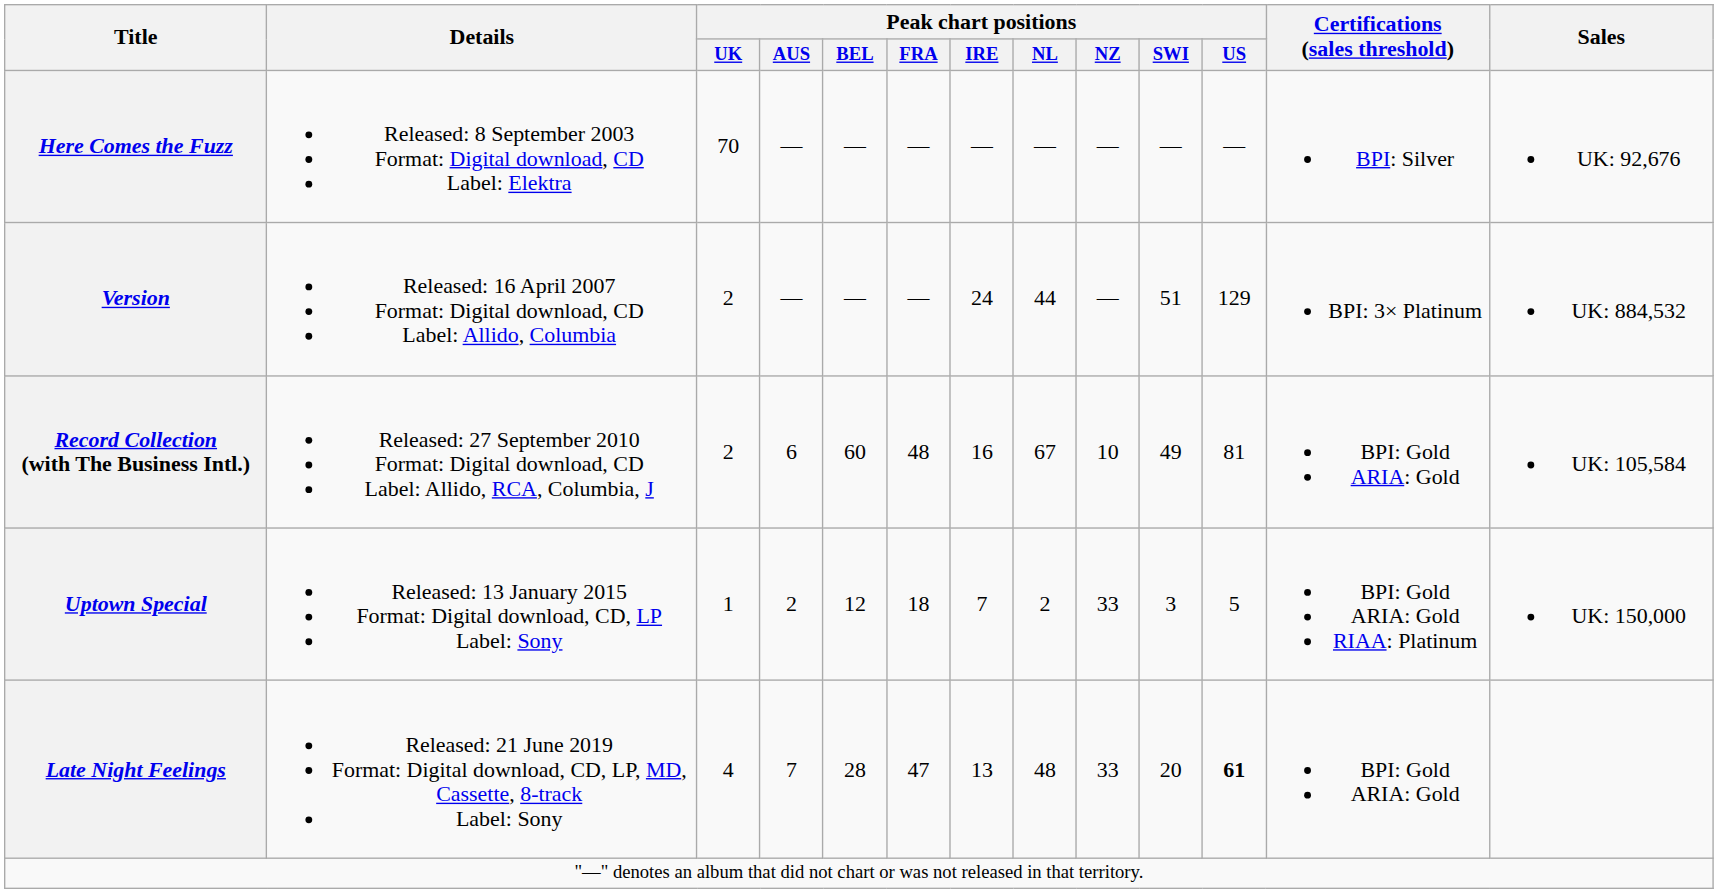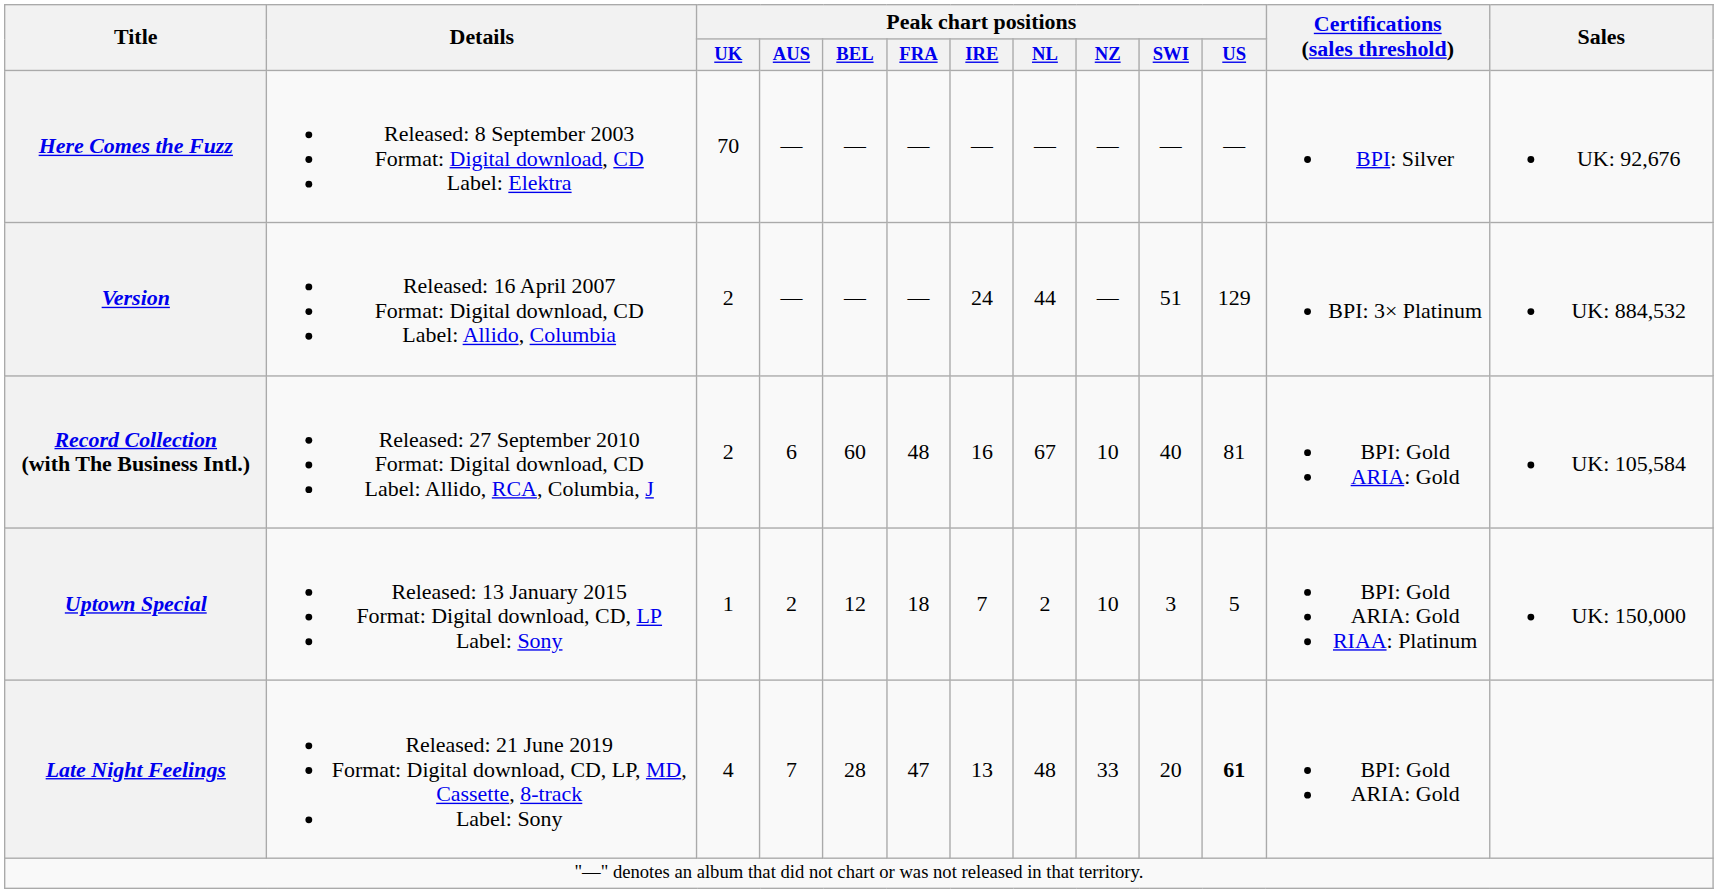(1171, 451) 49 -> (1171, 451) 40
(1108, 604) 33 -> (1108, 604) 10
